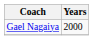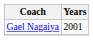(73, 27) 2000 -> (73, 27) 2001
